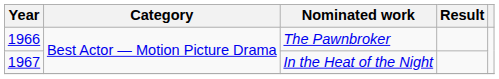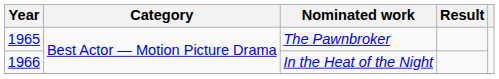(24, 39) 1966 -> (24, 39) 1965
(24, 62) 1967 -> (24, 62) 1966
